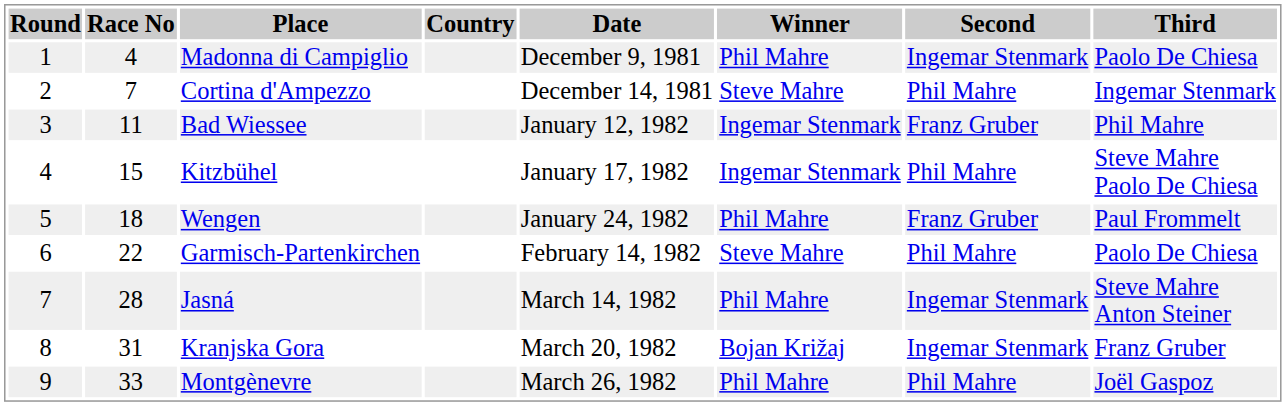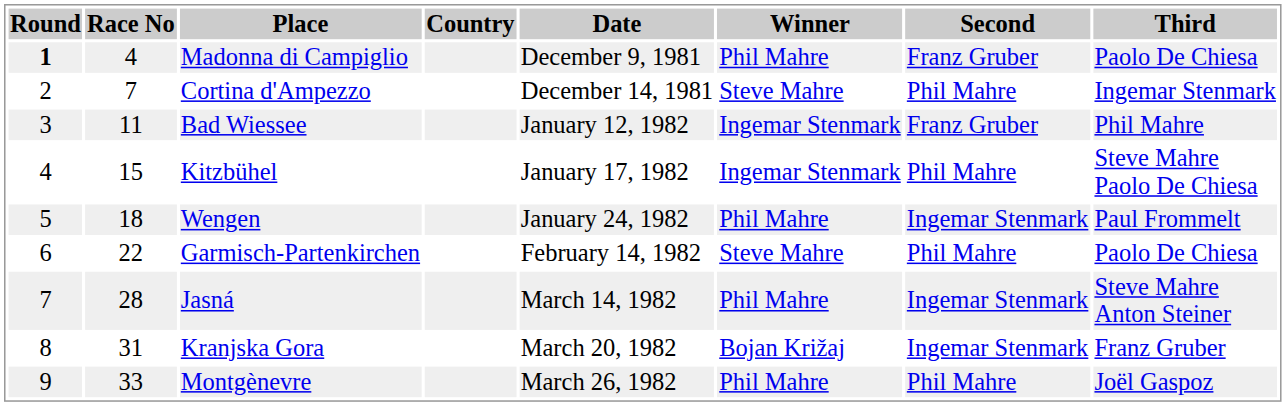(46, 57) normal -> (46, 57) bold
(998, 57) Ingemar Stenmark -> (972, 57) Franz Gruber
(972, 219) Franz Gruber -> (998, 219) Ingemar Stenmark
